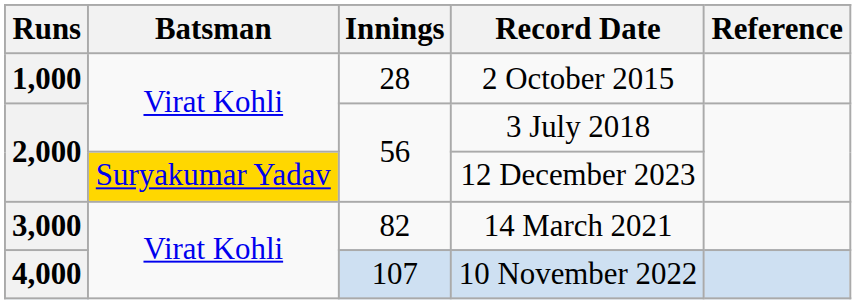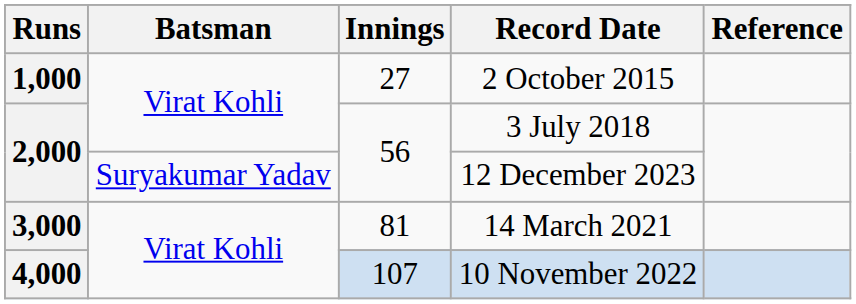(395, 77) 28 -> (395, 77) 27
(213, 175) gold background -> (213, 175) no background
(395, 224) 82 -> (395, 224) 81
